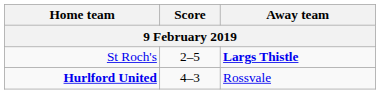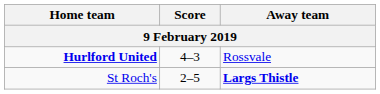rows swapped: (132, 57) <-> (110, 78)
